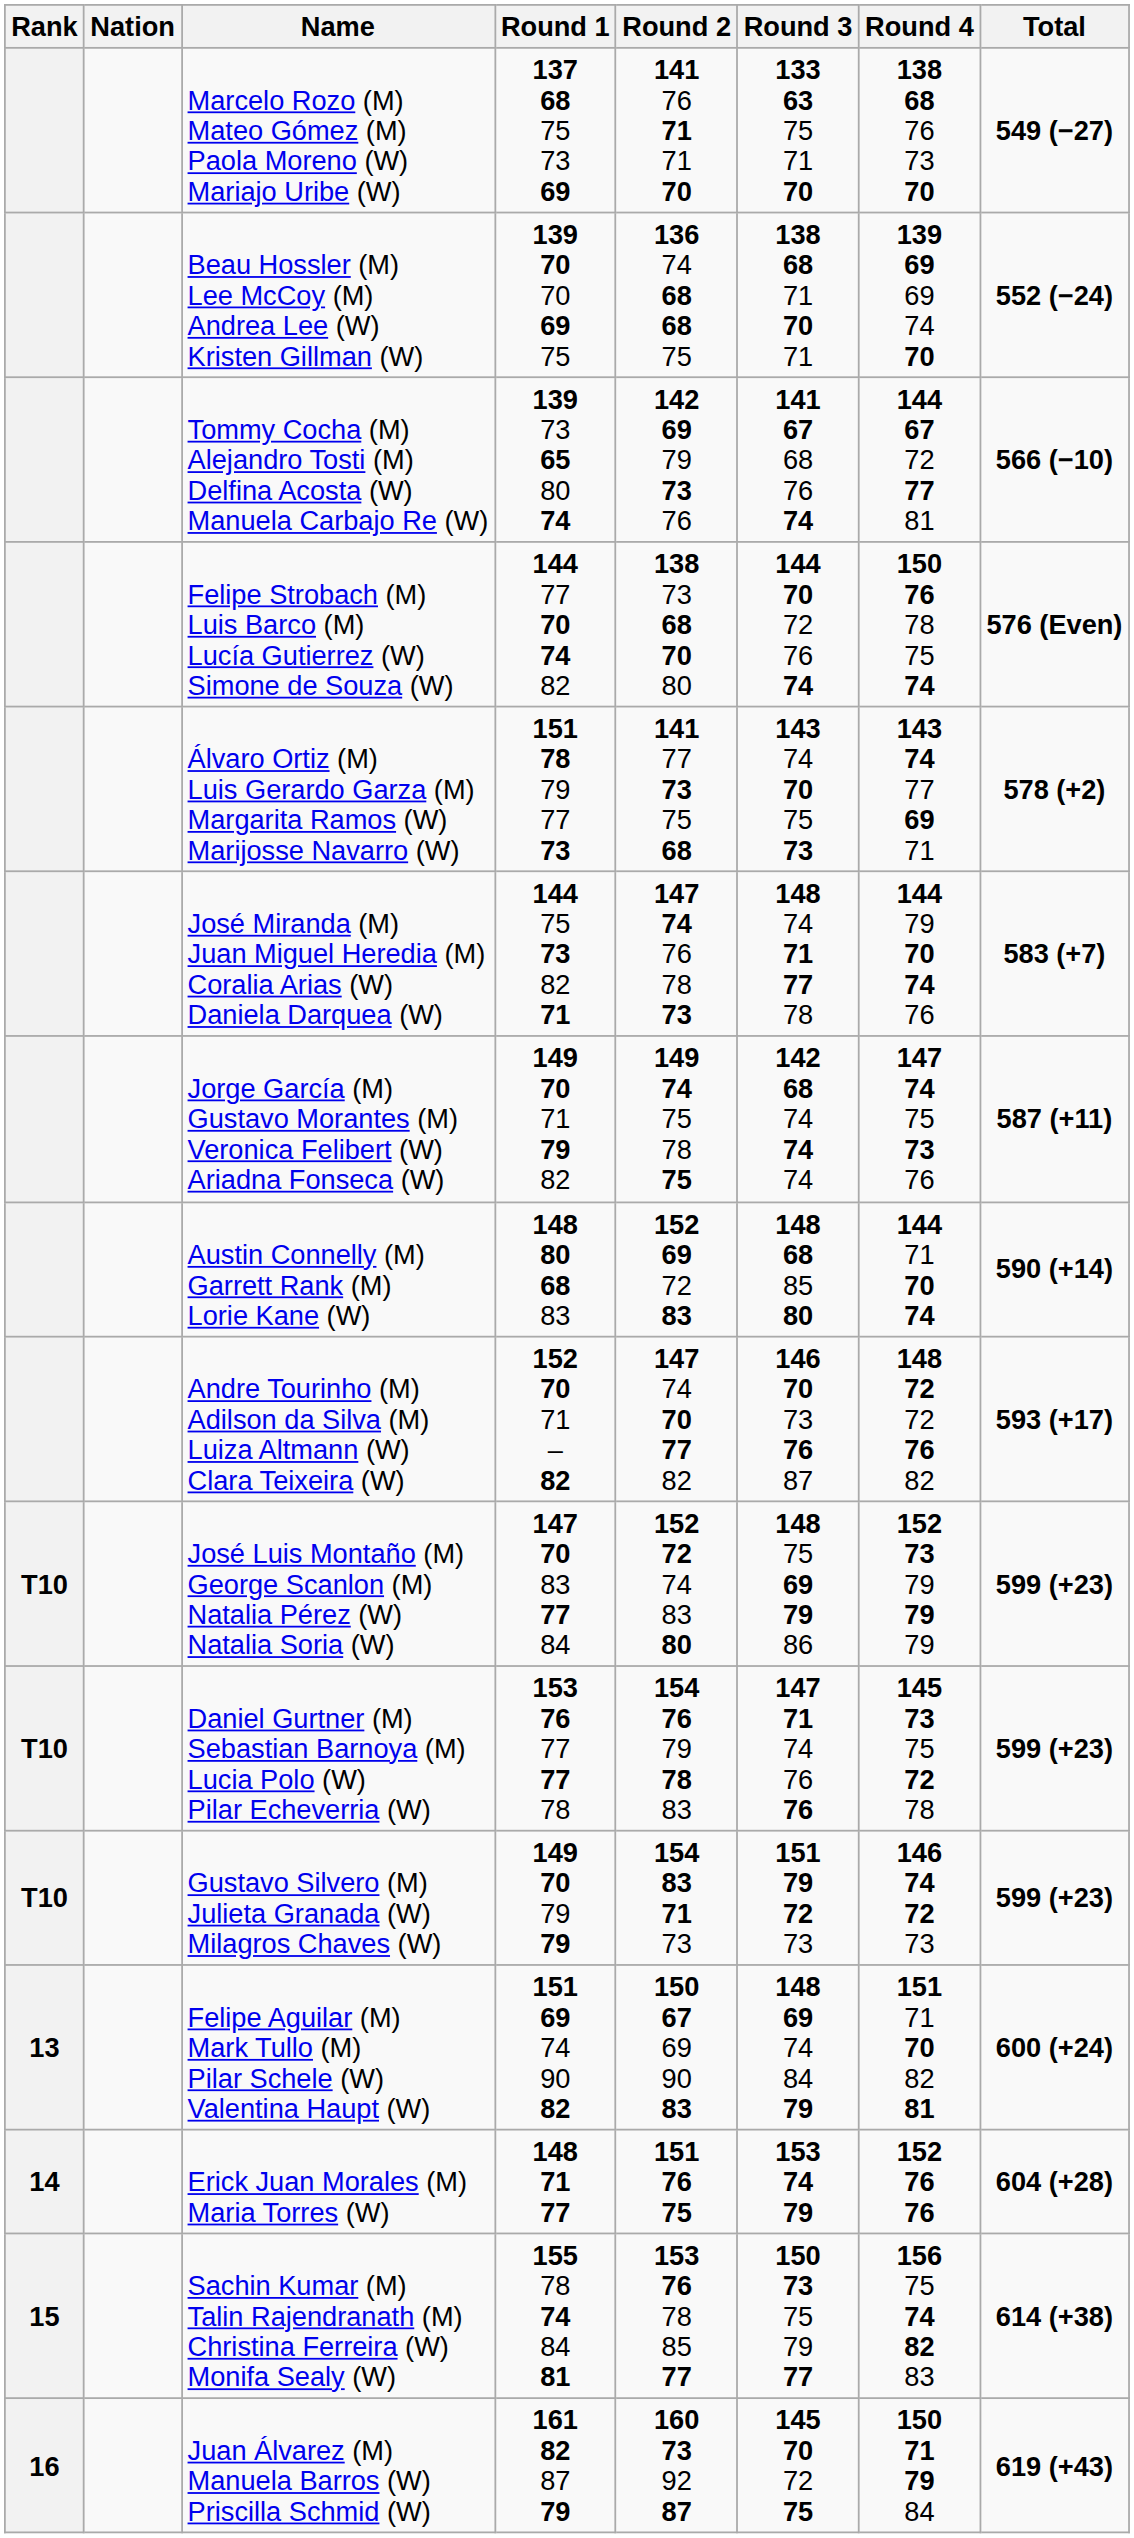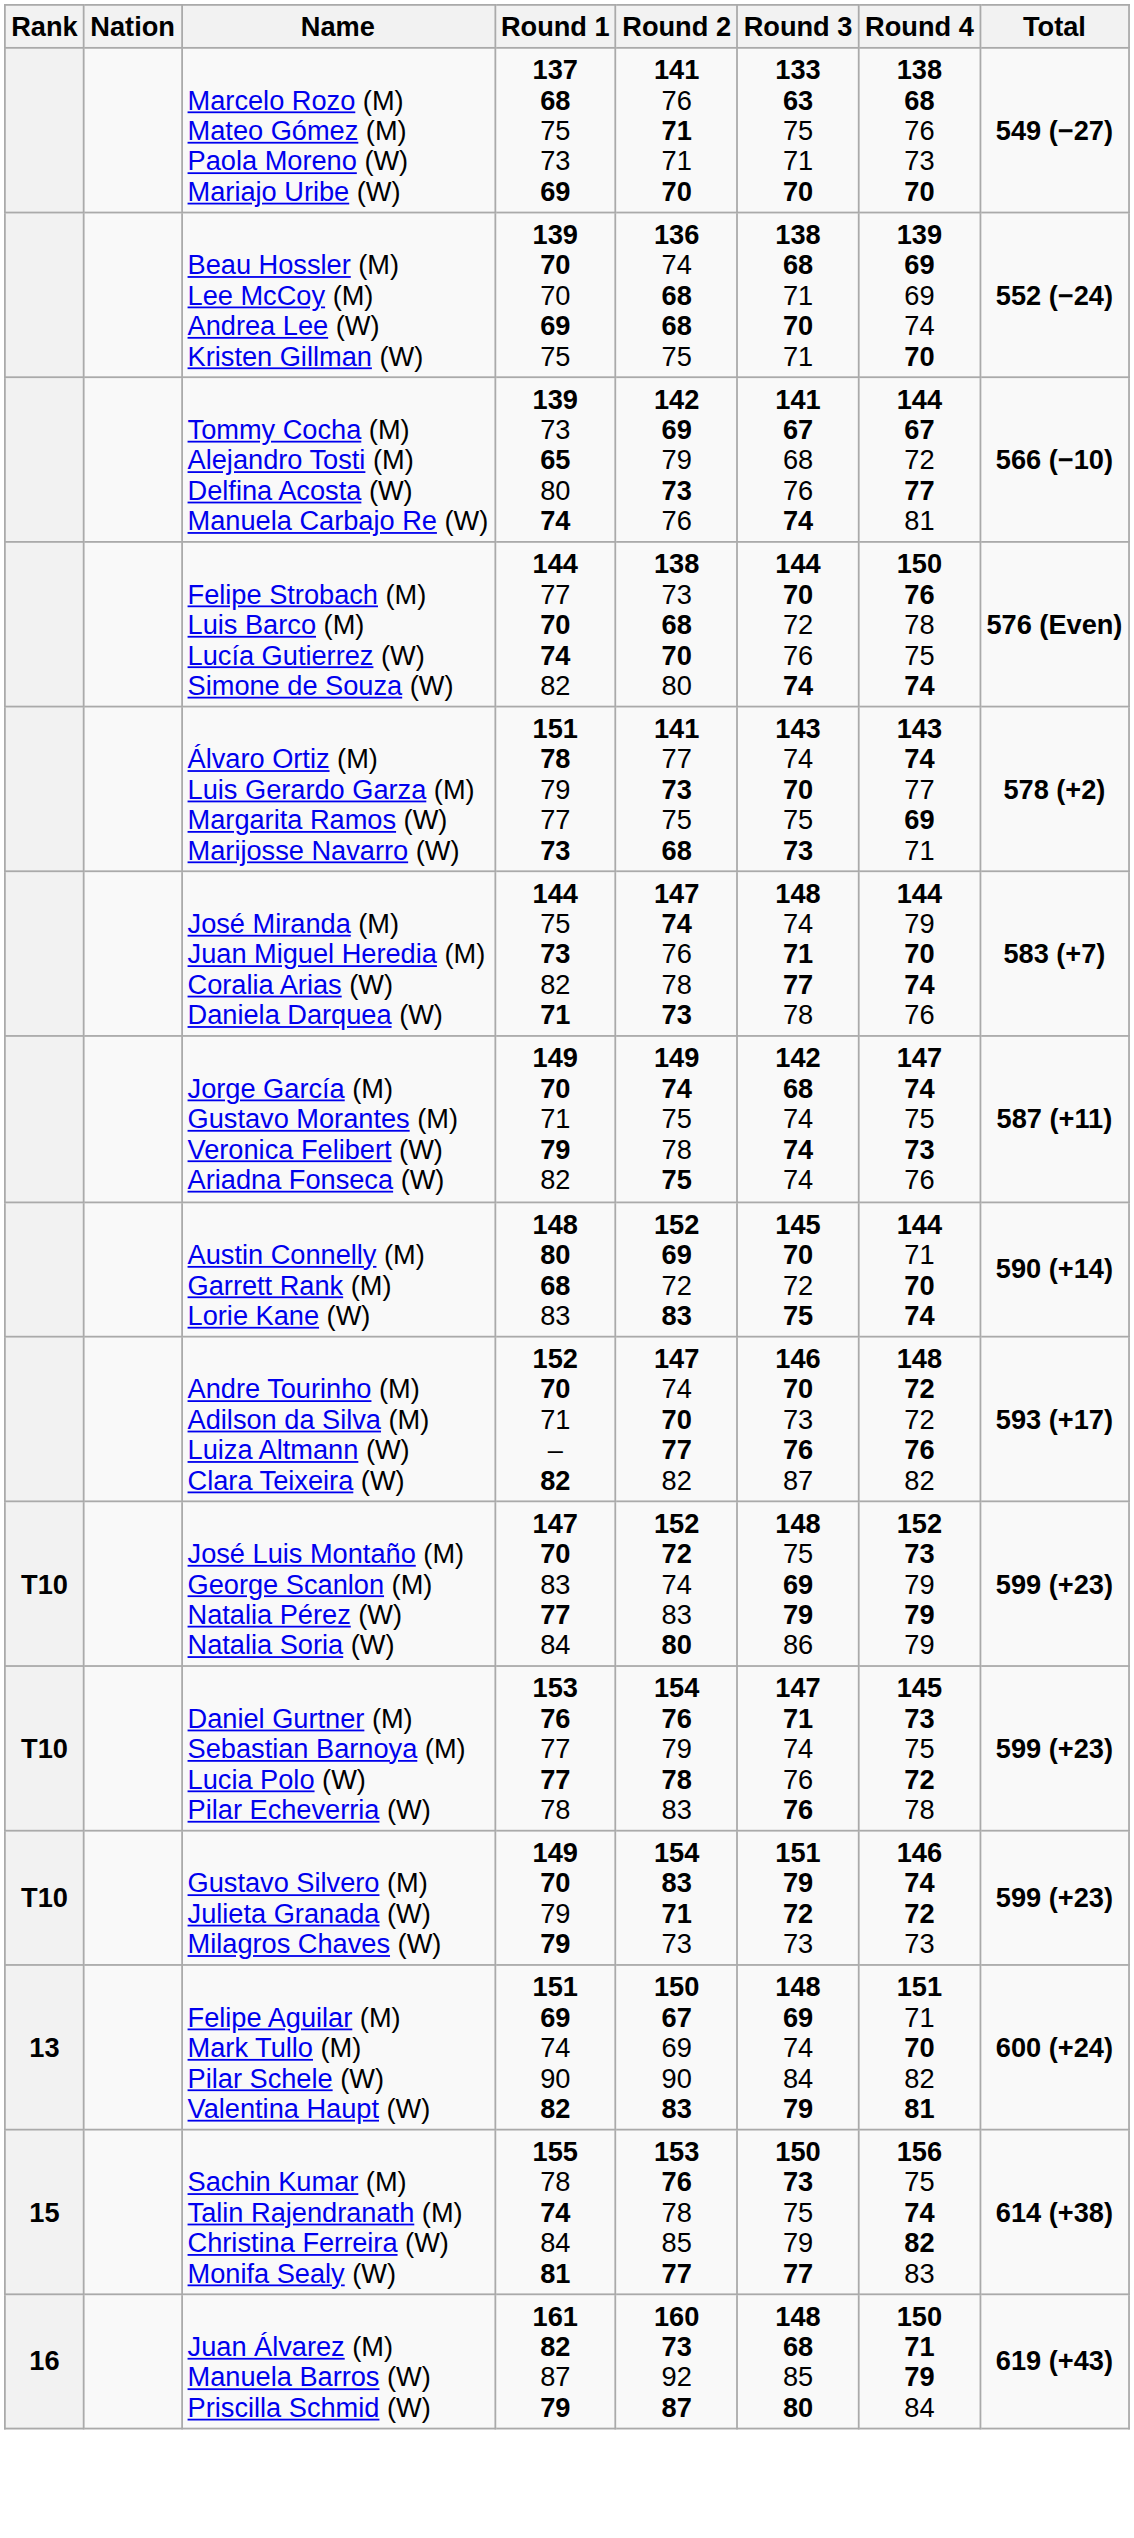(798, 1269) 148 68 85 80 -> (798, 1269) 145 70 72 75
- row: (327, 2197)
(798, 2465) 145 70 72 75 -> (798, 2362) 148 68 85 80
